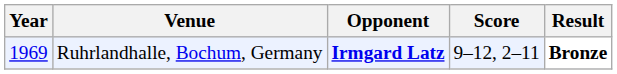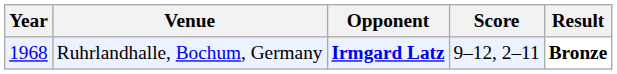(28, 52) 1969 -> (28, 52) 1968
